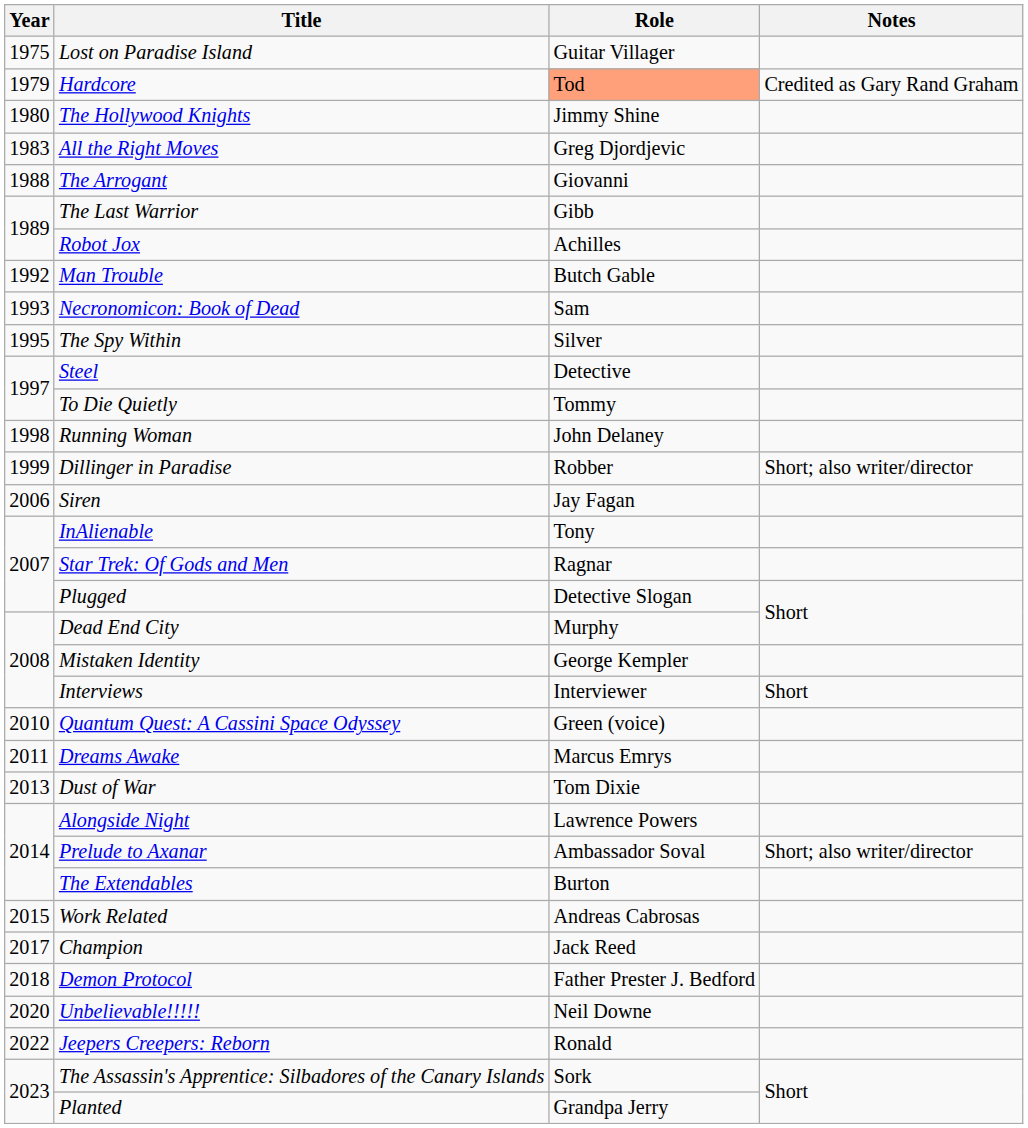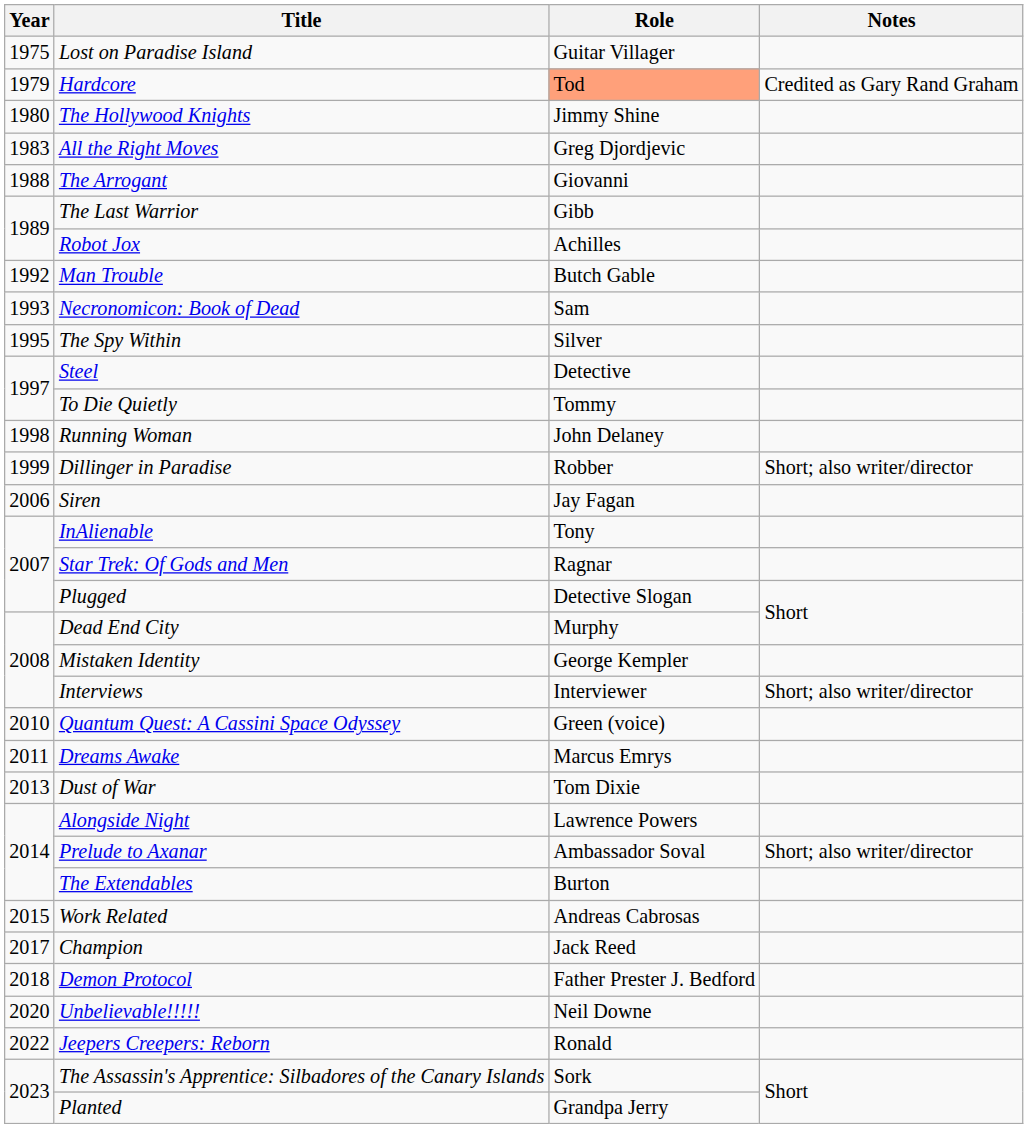(786, 691) Short -> (869, 691) Short; also writer/director
